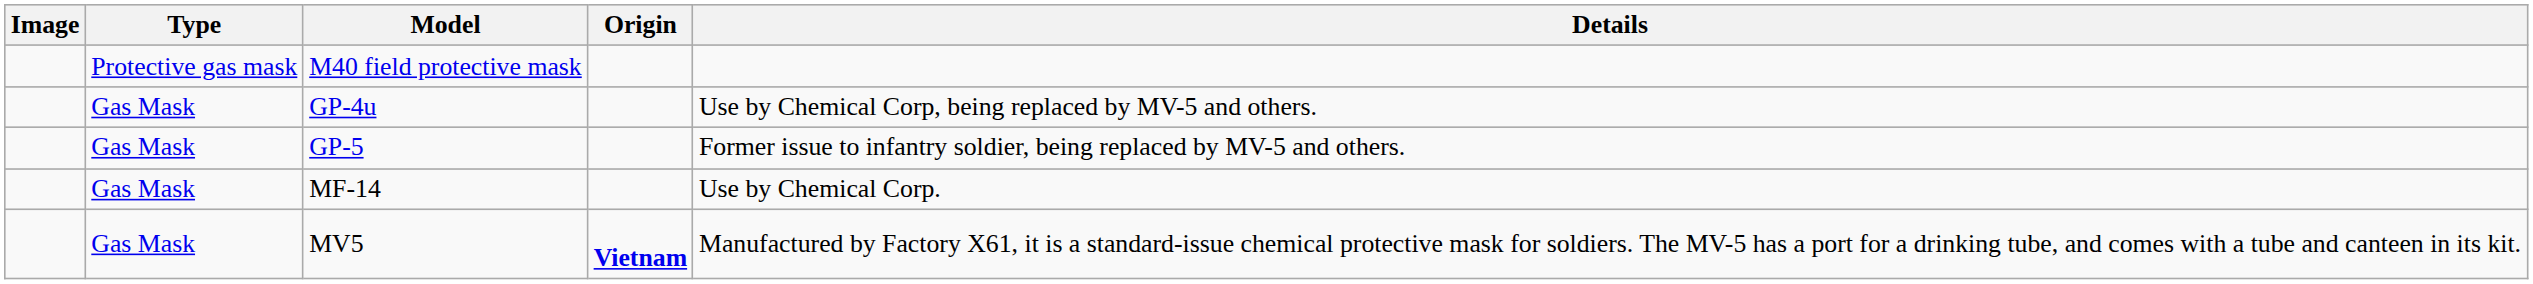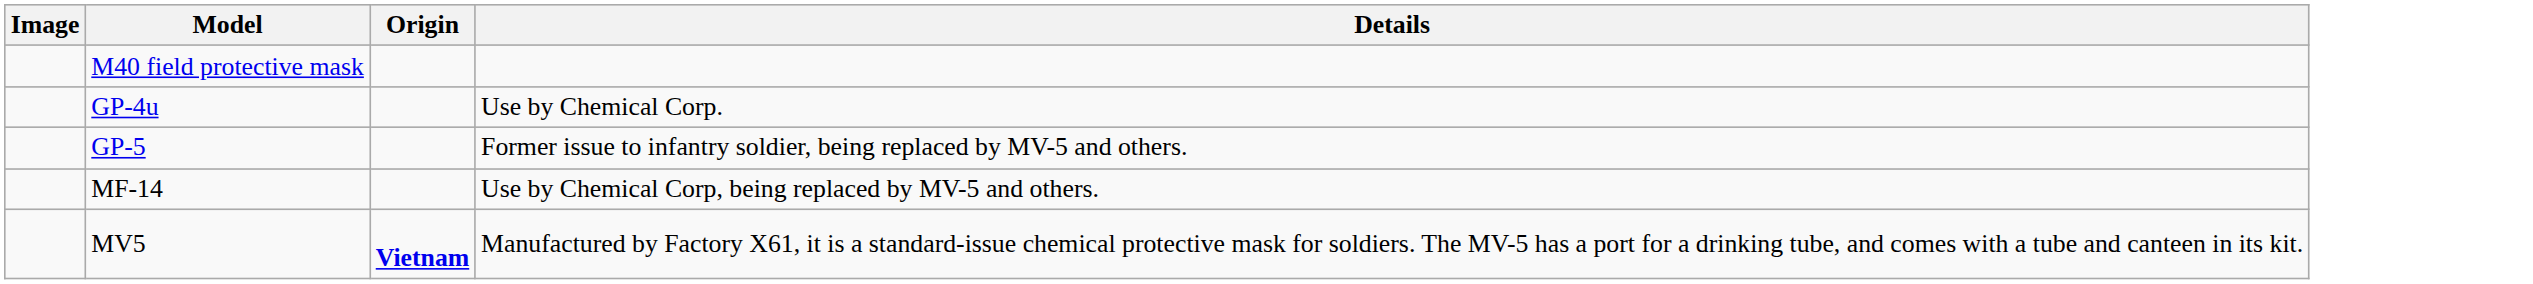- column: (194, 24)
(1008, 106) Use by Chemical Corp, being replaced by MV-5 and others. -> (602, 106) Use by Chemical Corp.
(820, 188) Use by Chemical Corp. -> (790, 188) Use by Chemical Corp, being replaced by MV-5 and others.
